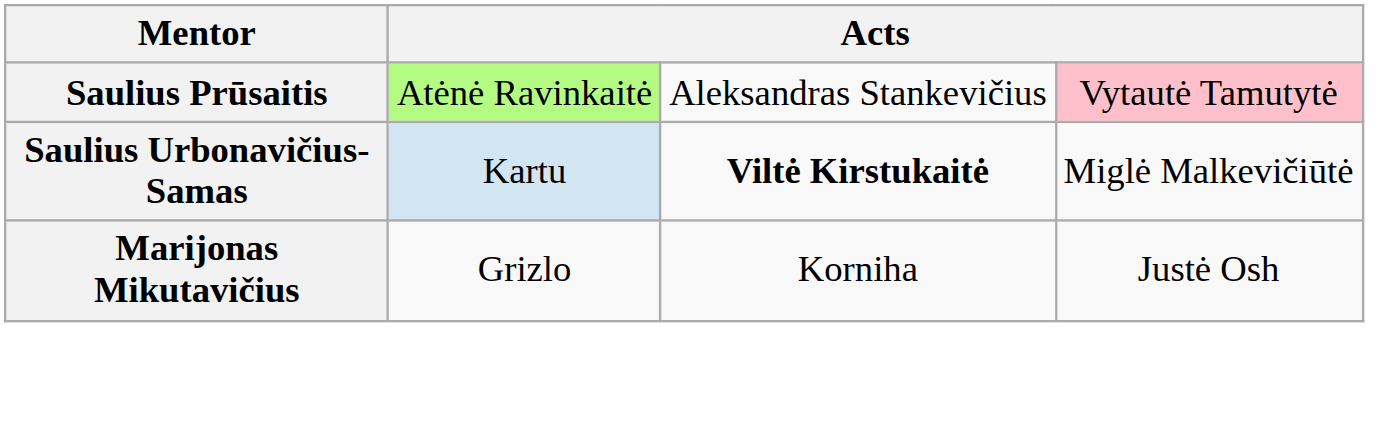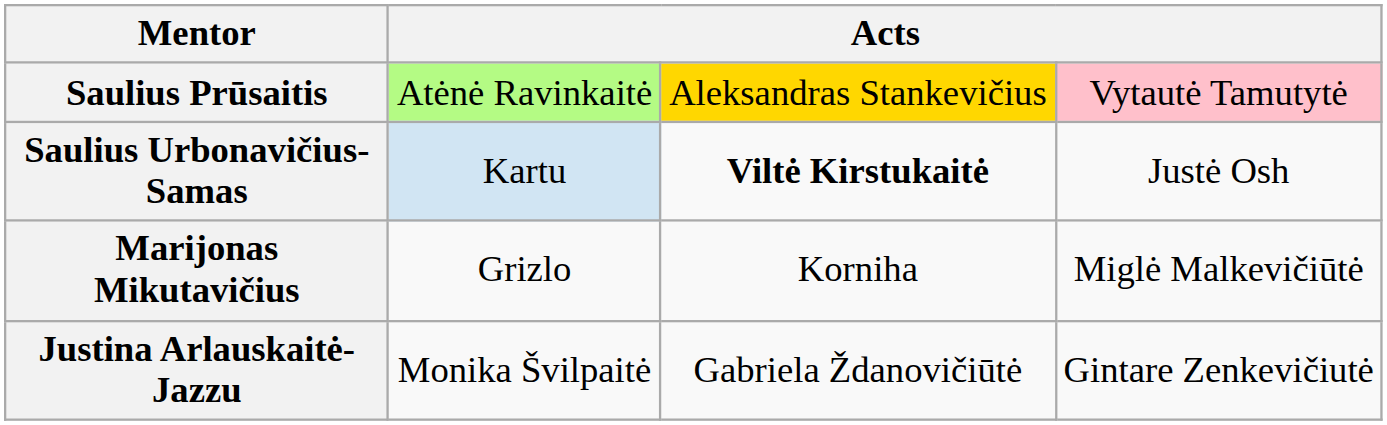(858, 91) no background -> (858, 91) gold background
(1209, 170) Miglė Malkevičiūtė -> (1219, 170) Justė Osh
(1209, 269) Justė Osh -> (1219, 269) Miglė Malkevičiūtė
+ row: (197, 369)
